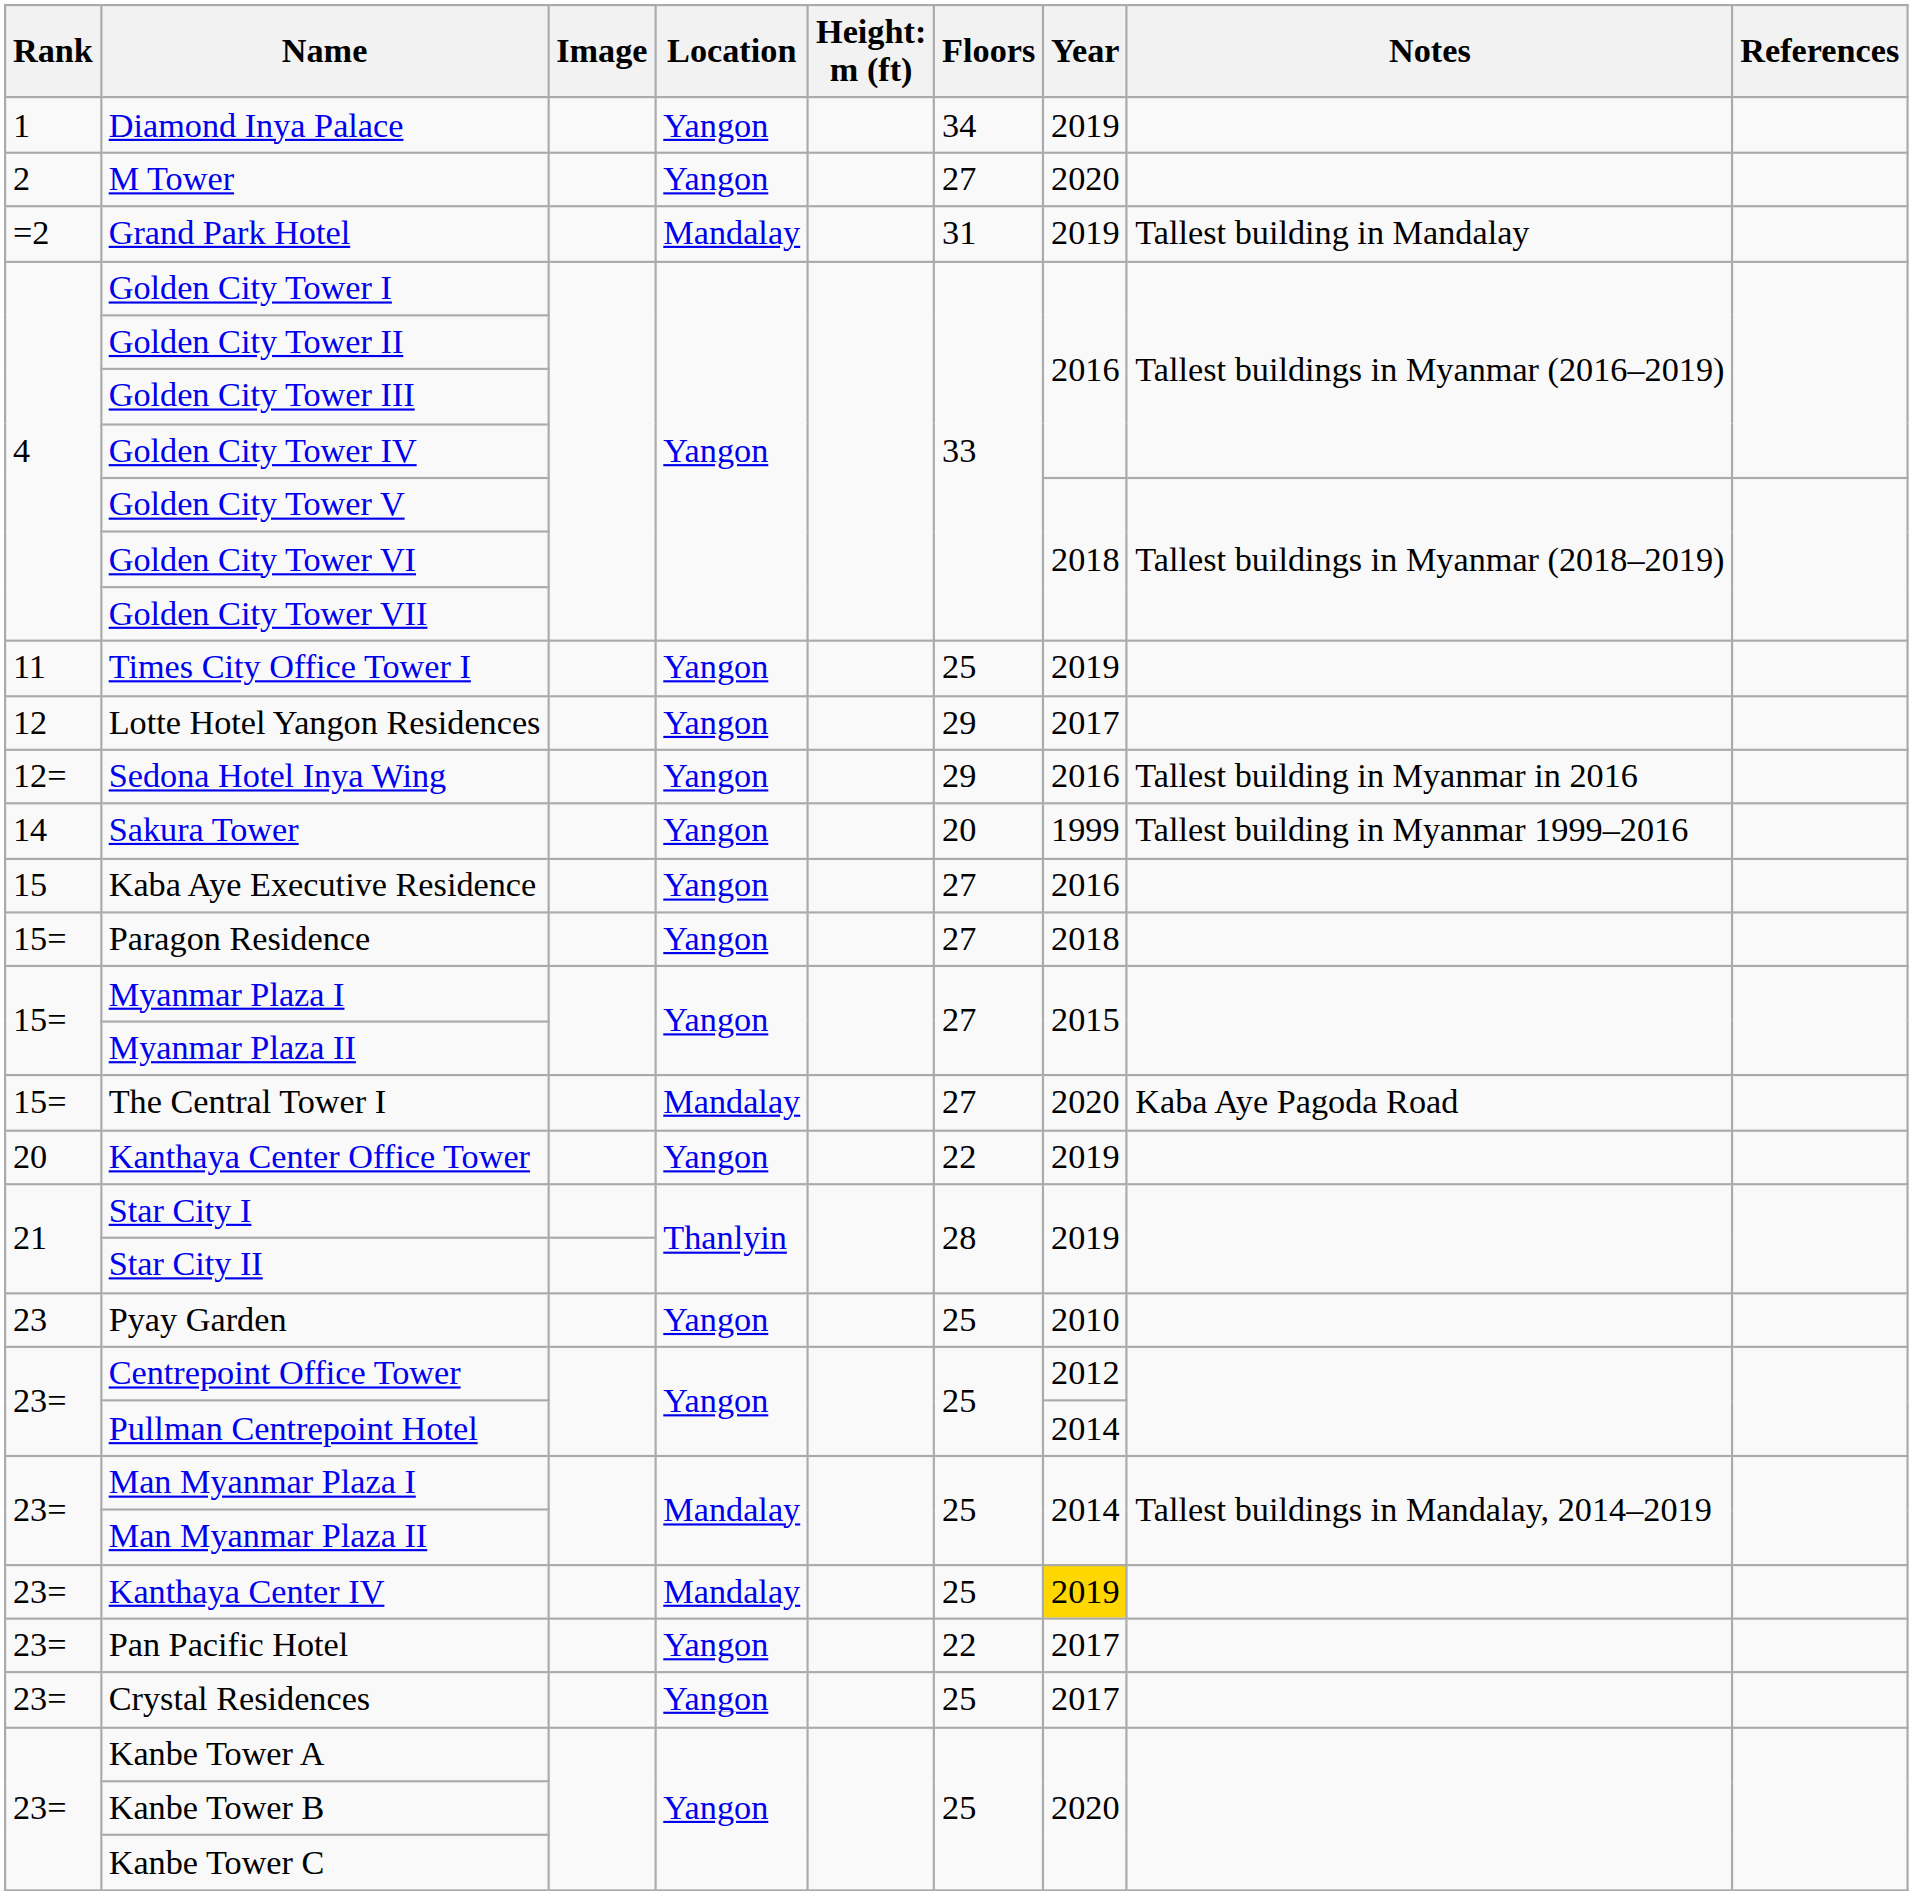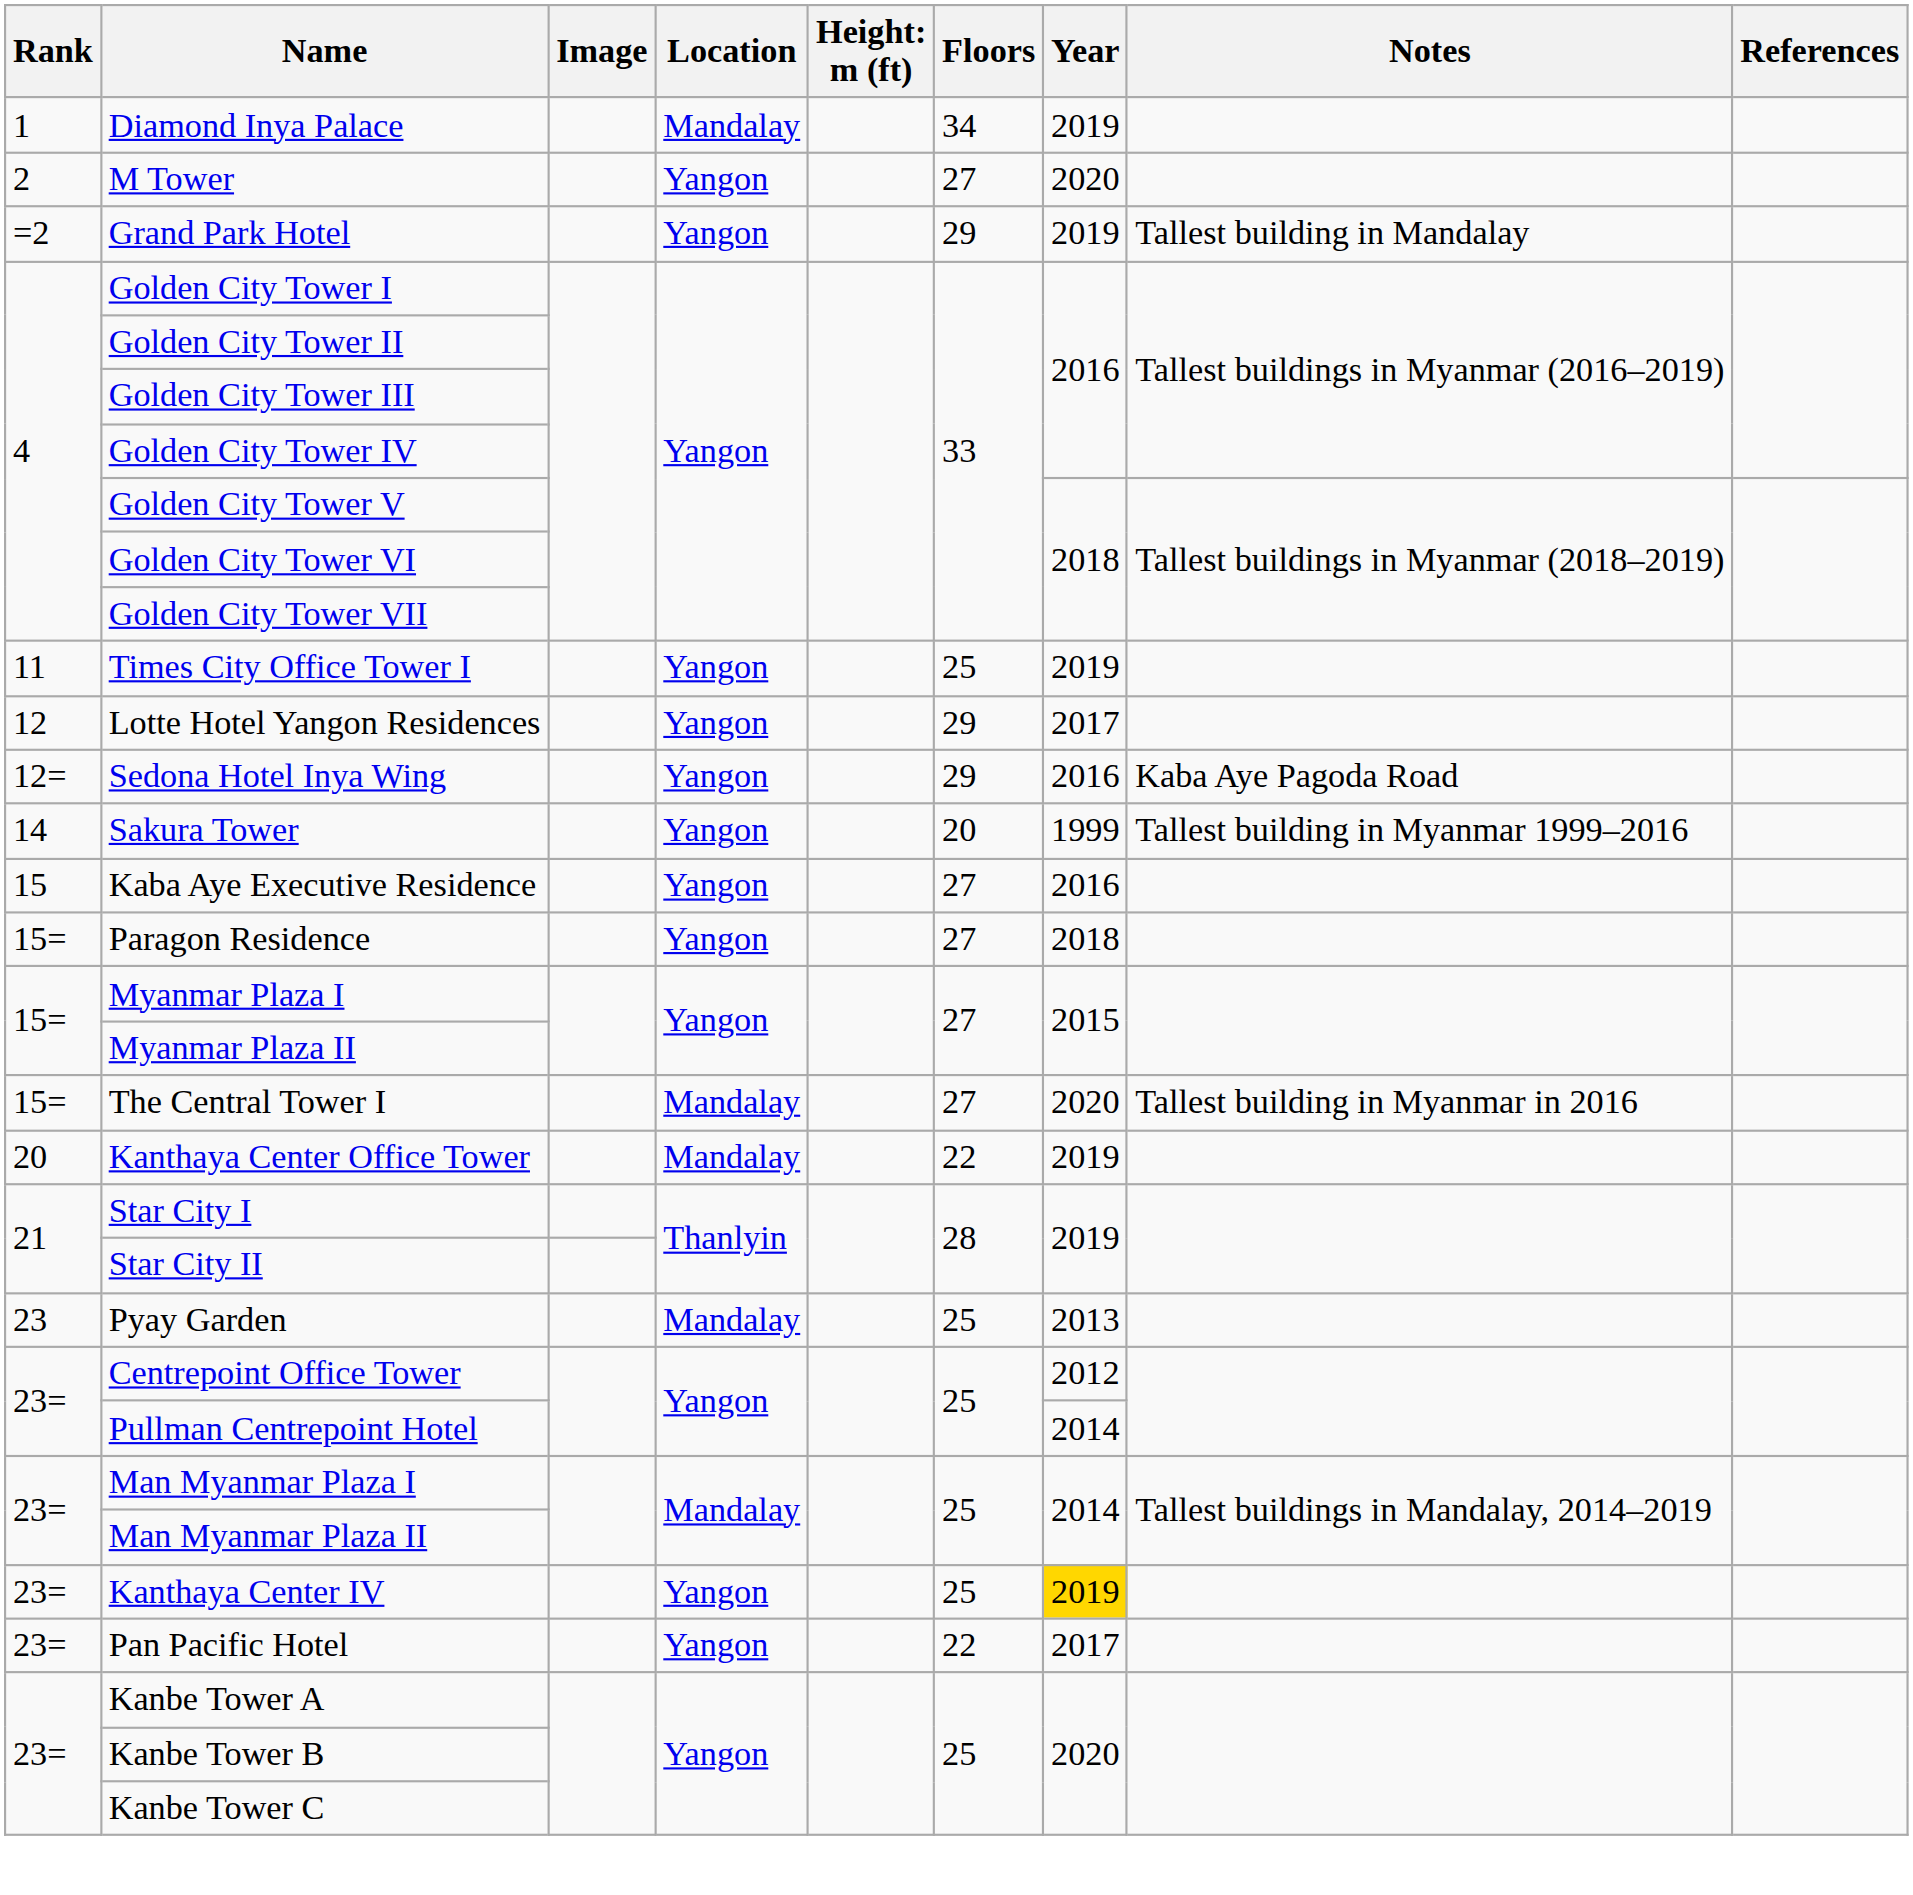(716, 124) Yangon -> (732, 124) Mandalay
(732, 233) Mandalay -> (716, 233) Yangon
(959, 233) 31 -> (959, 233) 29
(1387, 776) Tallest building in Myanmar in 2016 -> (1297, 776) Kaba Aye Pagoda Road
(1297, 1101) Kaba Aye Pagoda Road -> (1387, 1101) Tallest building in Myanmar in 2016
(716, 1156) Yangon -> (732, 1156) Mandalay
(716, 1319) Yangon -> (732, 1319) Mandalay
(1085, 1319) 2010 -> (1085, 1319) 2013
(732, 1590) Mandalay -> (716, 1590) Yangon
- row: (239, 1699)
